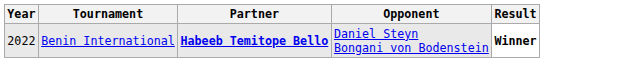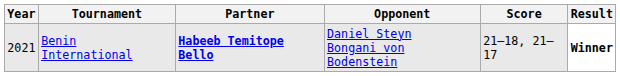+ column: (524, 14)
(21, 41) 2022 -> (21, 48) 2021
